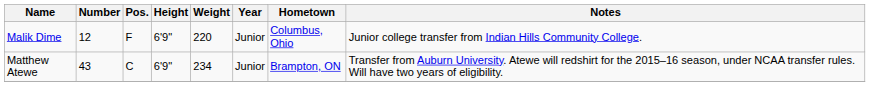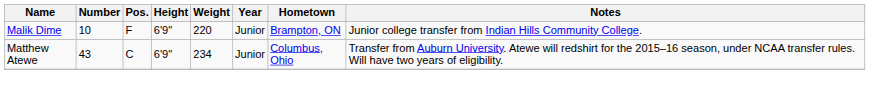(85, 36) 12 -> (85, 30) 10
(297, 36) Columbus, Ohio -> (305, 30) Brampton, ON
(305, 66) Brampton, ON -> (297, 54) Columbus, Ohio
